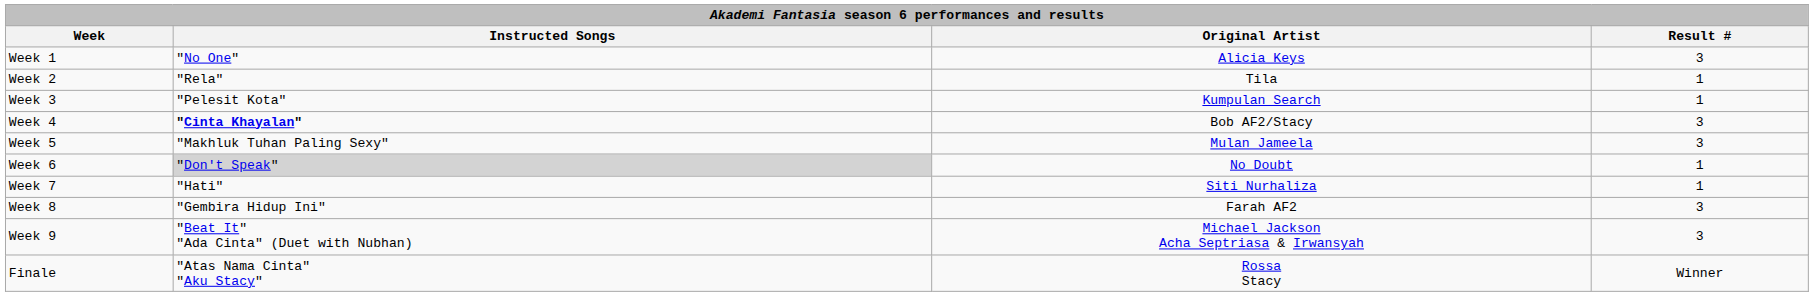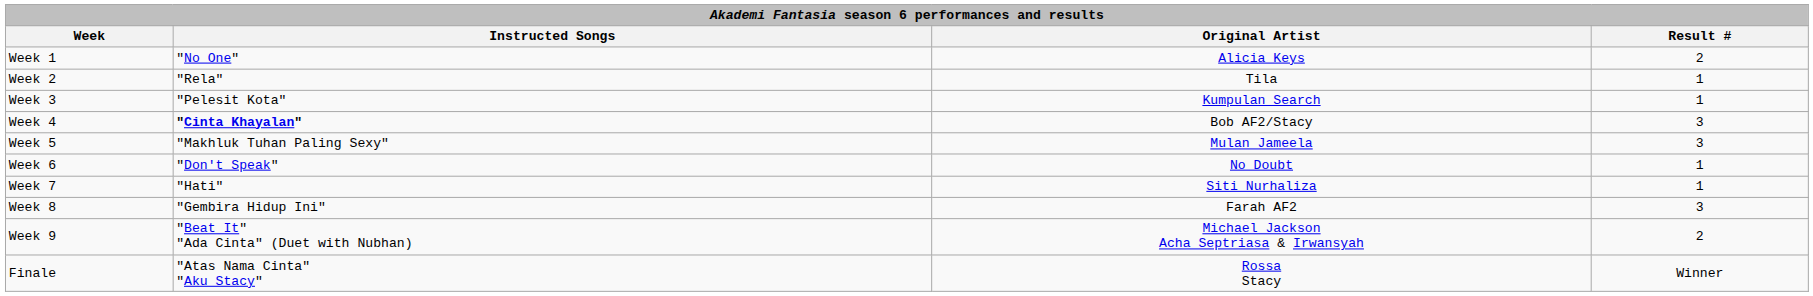(1700, 58) 3 -> (1700, 58) 2
(227, 165) lightgrey background -> (227, 165) no background
(1700, 237) 3 -> (1700, 237) 2
